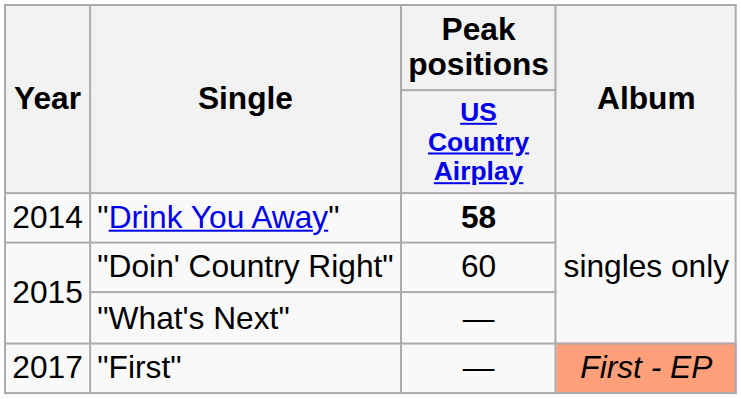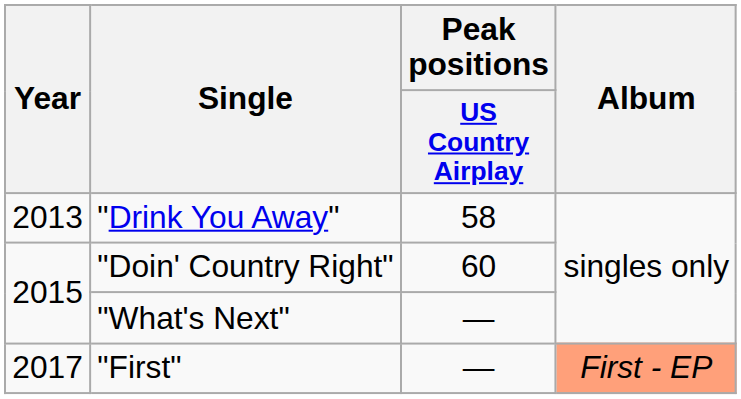(48, 217) 2014 -> (48, 217) 2013
(479, 217) bold -> (479, 217) normal
